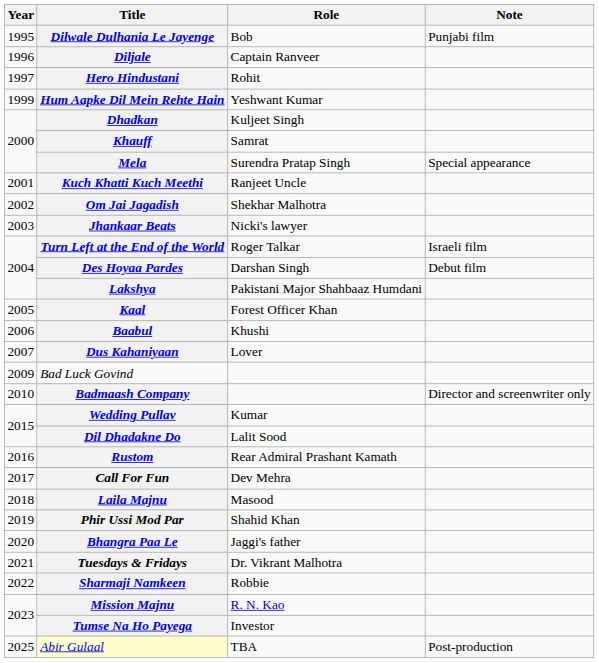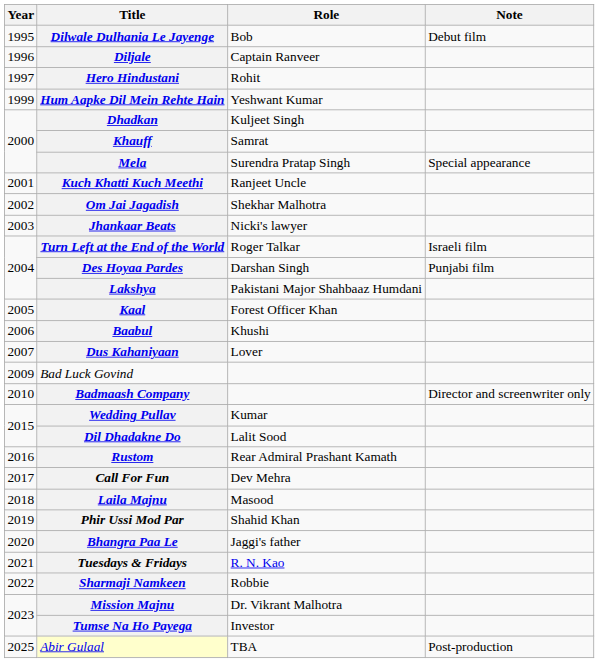(461, 36) Punjabi film -> (457, 36) Debut film
(457, 267) Debut film -> (461, 267) Punjabi film
(286, 562) Dr. Vikrant Malhotra -> (258, 562) R. N. Kao
(258, 604) R. N. Kao -> (286, 604) Dr. Vikrant Malhotra
